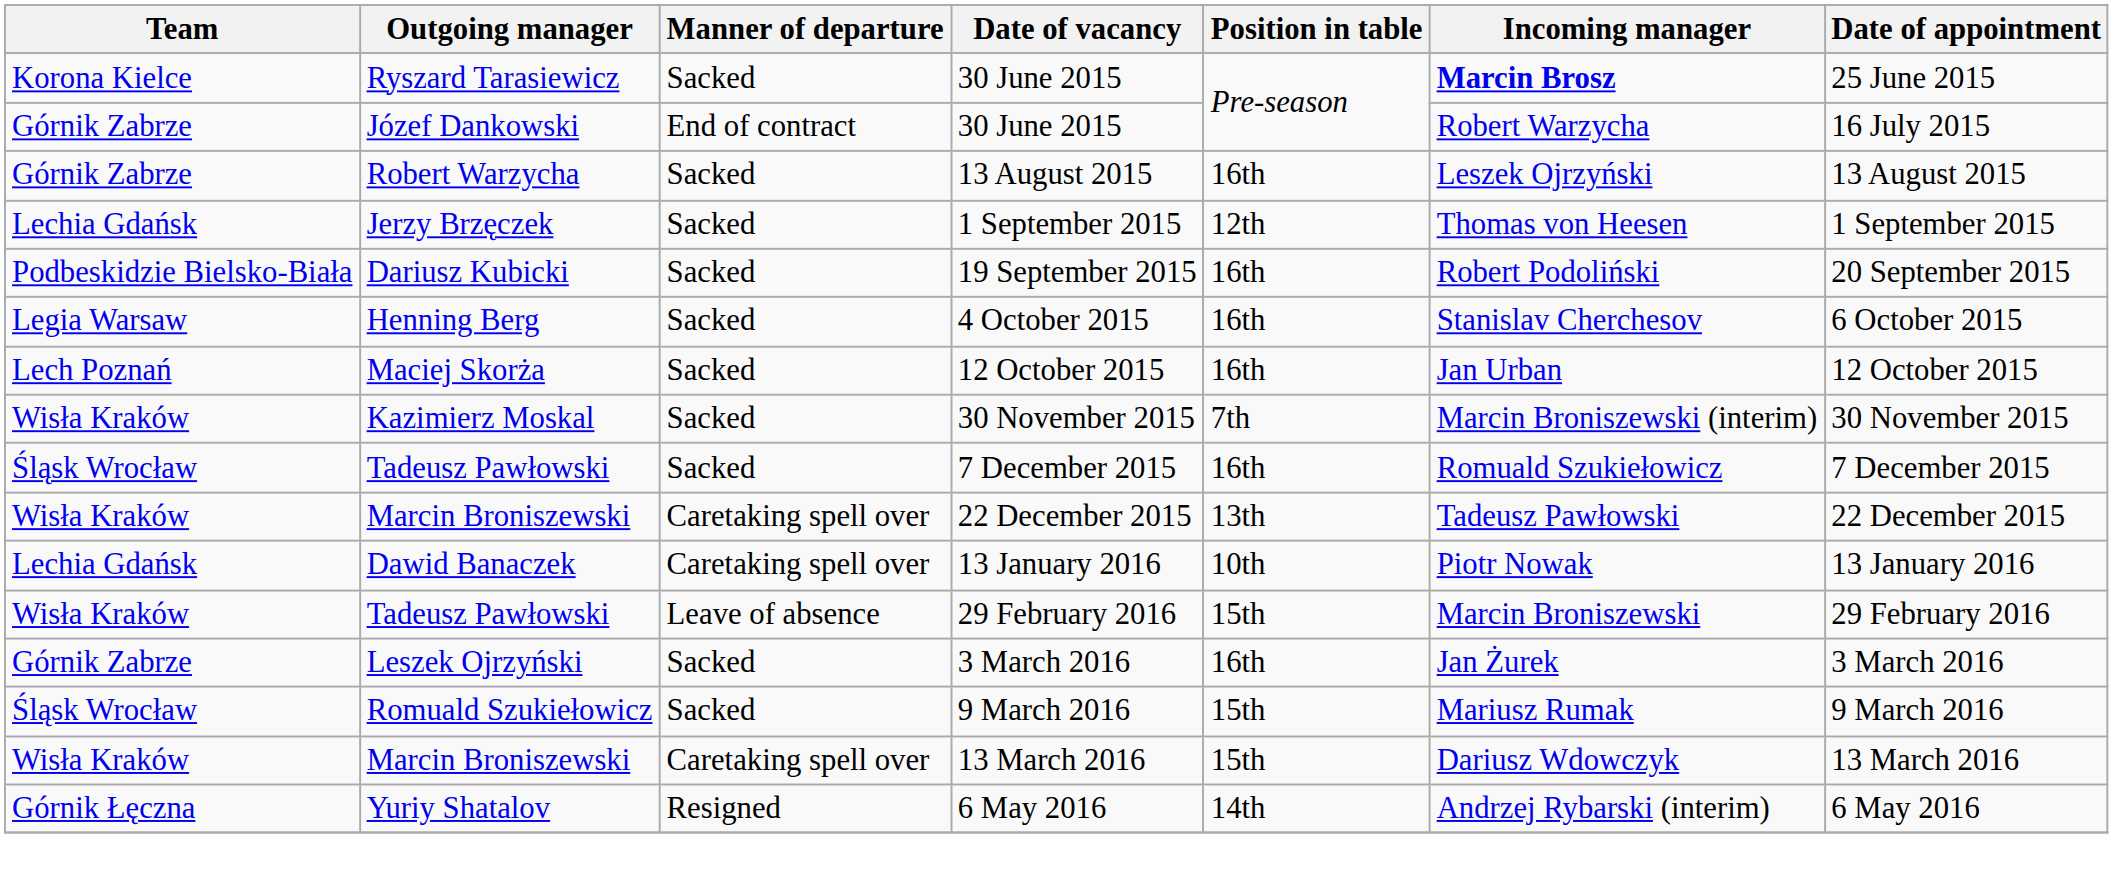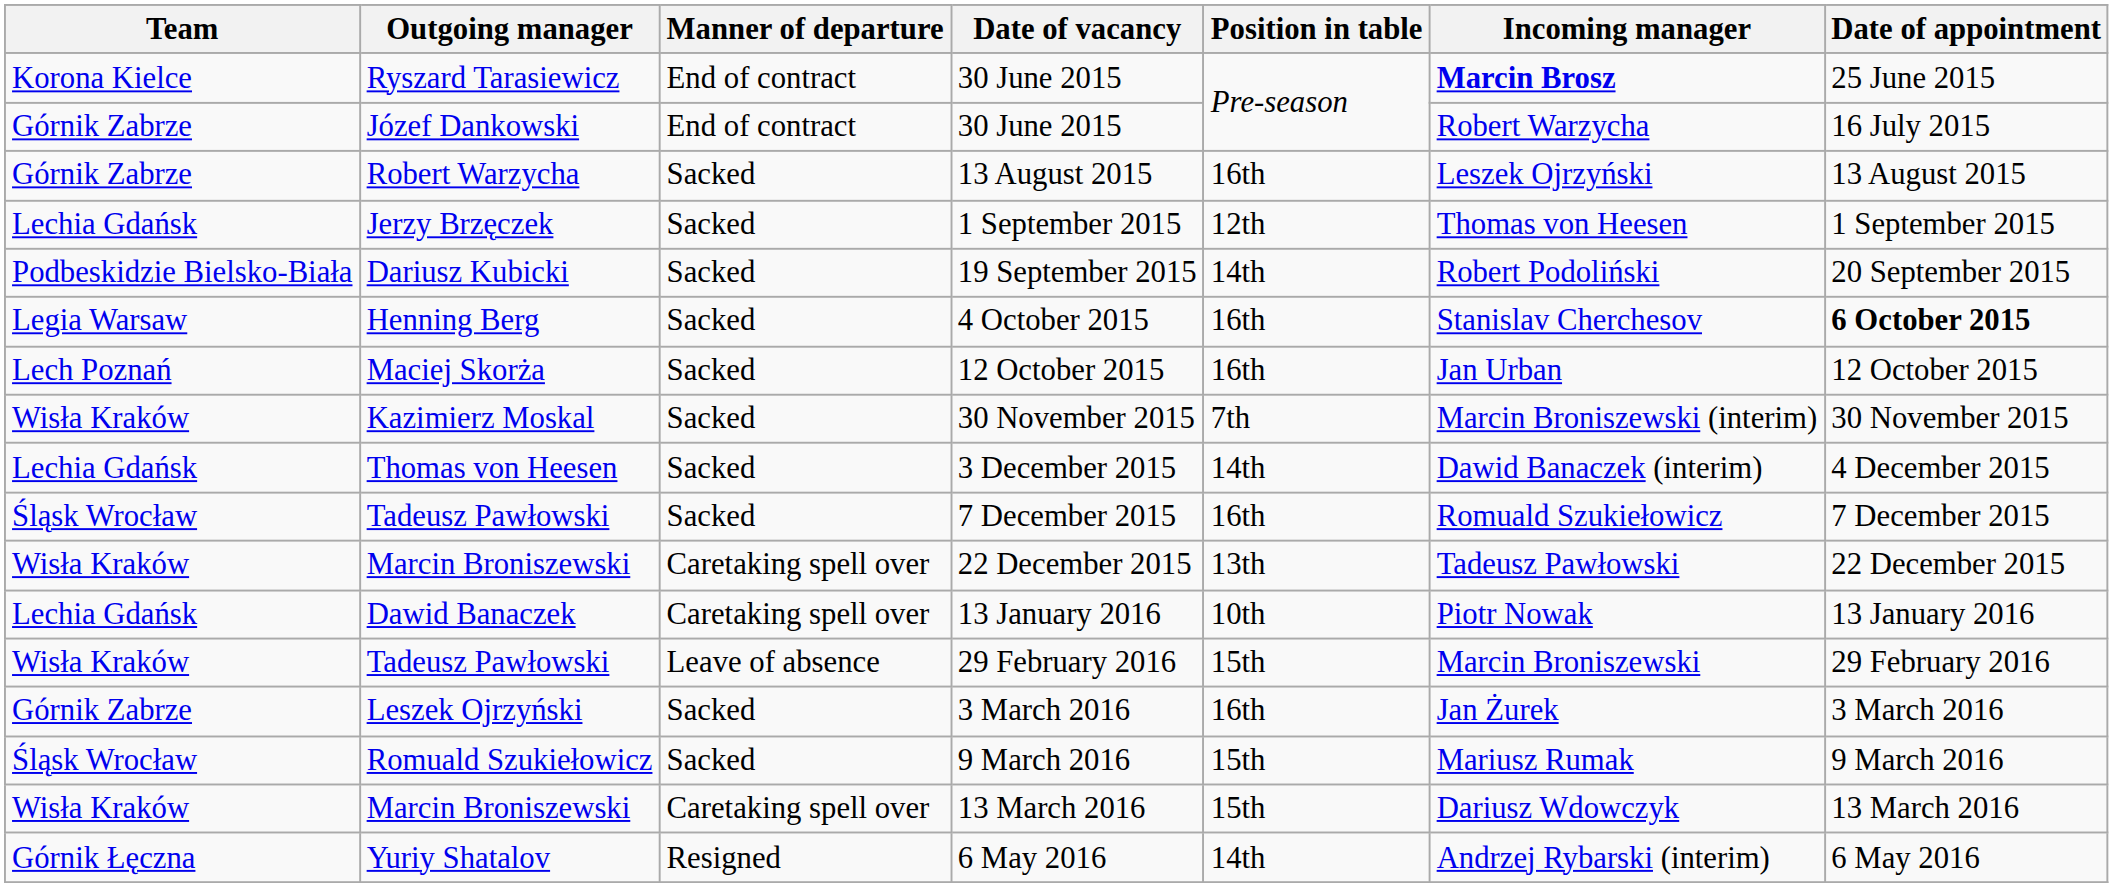(711, 77) Sacked -> (761, 77) End of contract
(1238, 272) 16th -> (1238, 272) 14th
(1927, 321) normal -> (1931, 321) bold
+ row: (492, 467)
